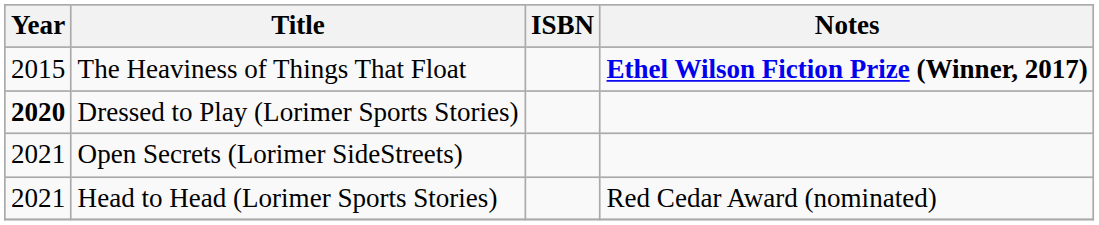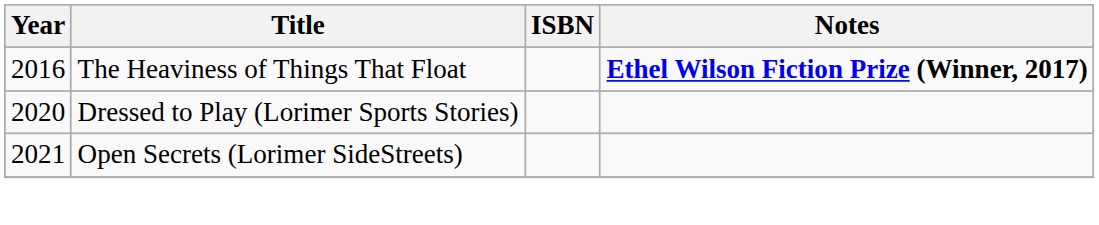(38, 68) 2015 -> (38, 68) 2016
(38, 111) bold -> (38, 111) normal
- row: (288, 197)
